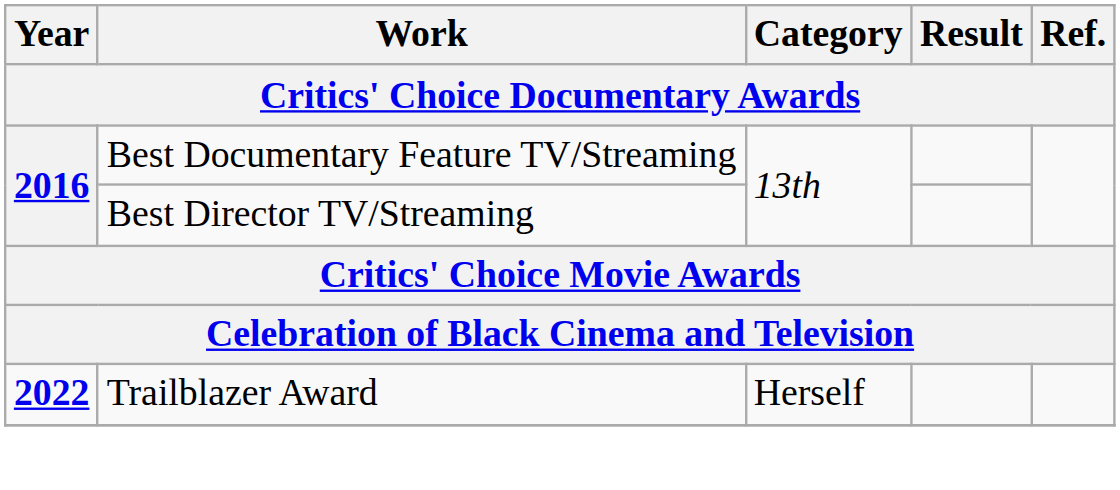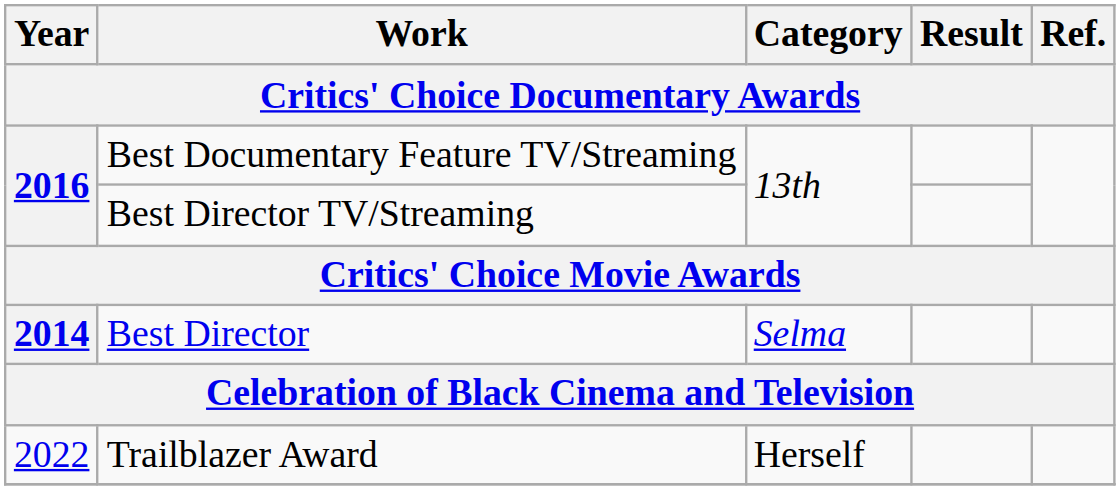+ row: (208, 333)
(52, 393) bold -> (52, 453) normal
